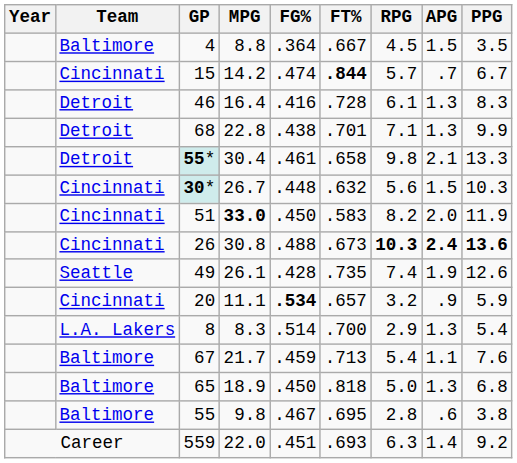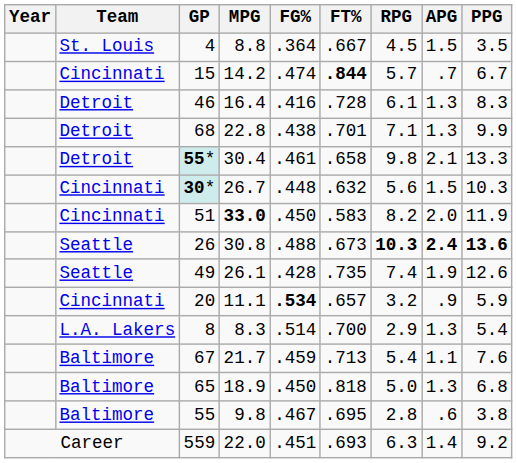(107, 48) Baltimore -> (107, 48) St. Louis
(112, 246) Cincinnati -> (96, 246) Seattle
